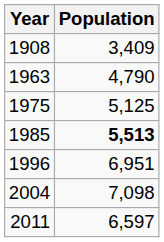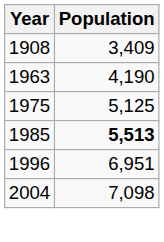(131, 77) 4,790 -> (131, 77) 4,190
- row: (30, 221)
